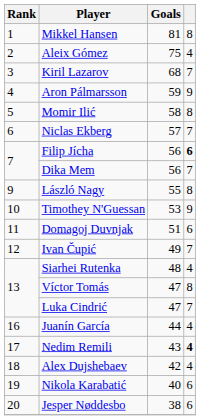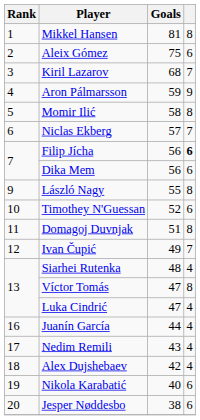(190, 53) 4 -> (190, 53) 6
(190, 170) 7 -> (190, 170) 6
(175, 209) 53 -> (175, 209) 52
(190, 209) 9 -> (190, 209) 6
(190, 229) 6 -> (190, 229) 8
(190, 307) 7 -> (190, 307) 4
(190, 346) bold -> (190, 346) normal
